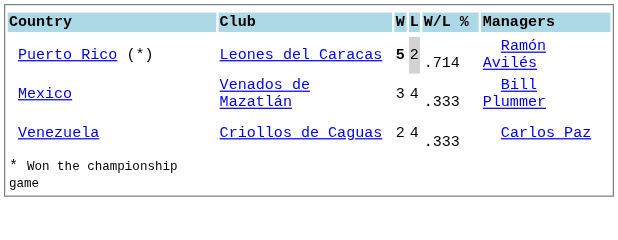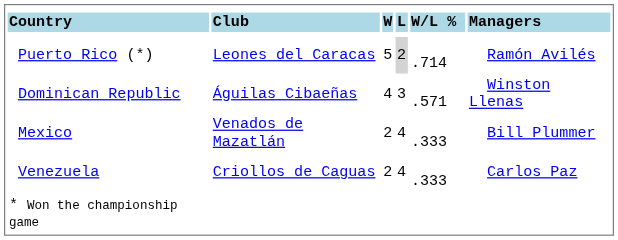(400, 55) bold -> (388, 55) normal
+ row: (95, 94)
(400, 94) 3 -> (388, 133) 2
